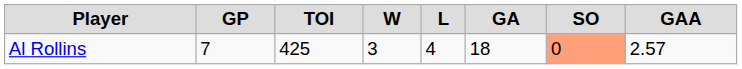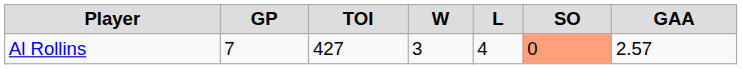- column: (506, 19)
(295, 48) 425 -> (328, 48) 427
